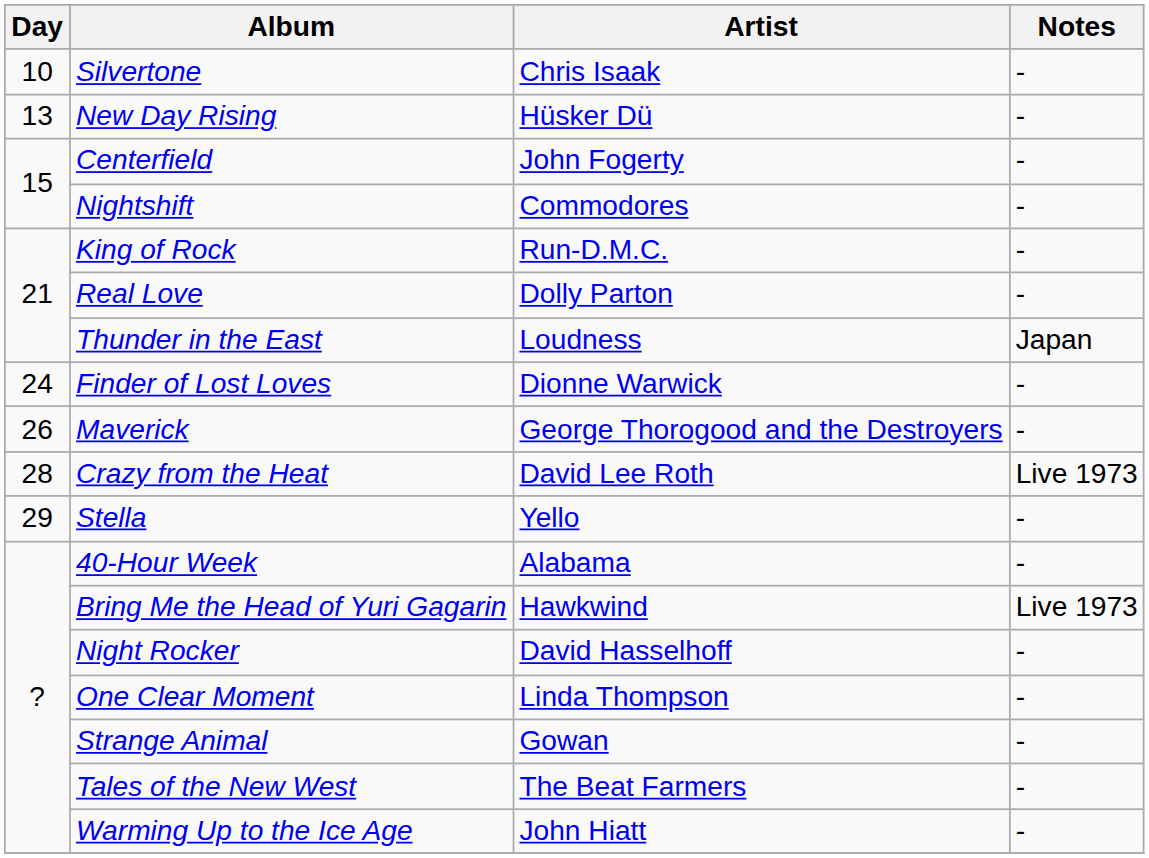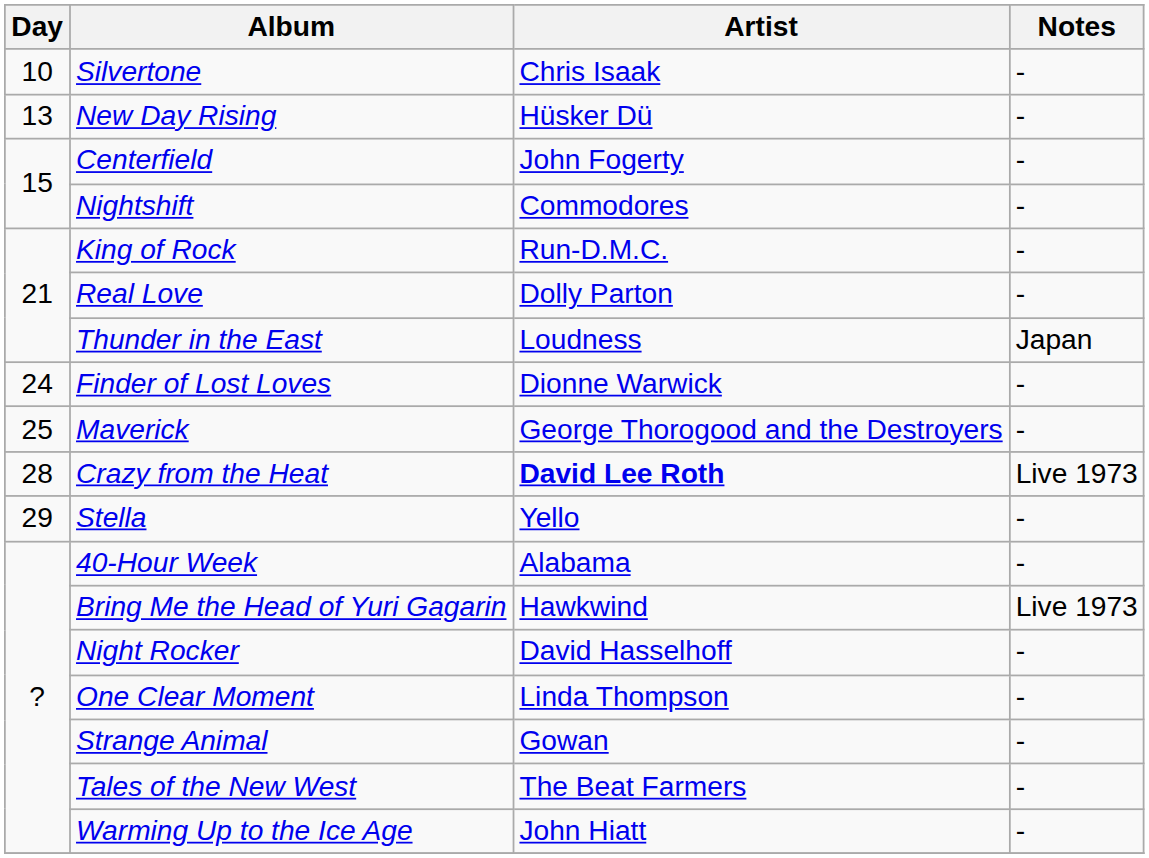(37, 428) 26 -> (37, 428) 25
(617, 473) normal -> (622, 473) bold
